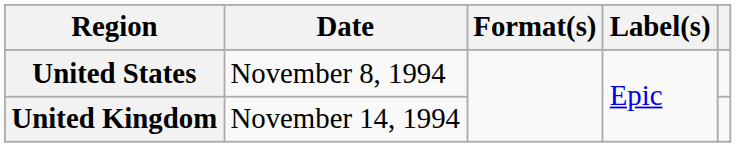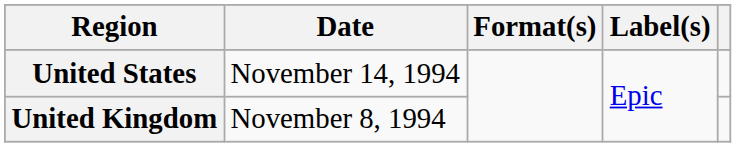(338, 73) November 8, 1994 -> (345, 73) November 14, 1994
(345, 118) November 14, 1994 -> (338, 118) November 8, 1994
